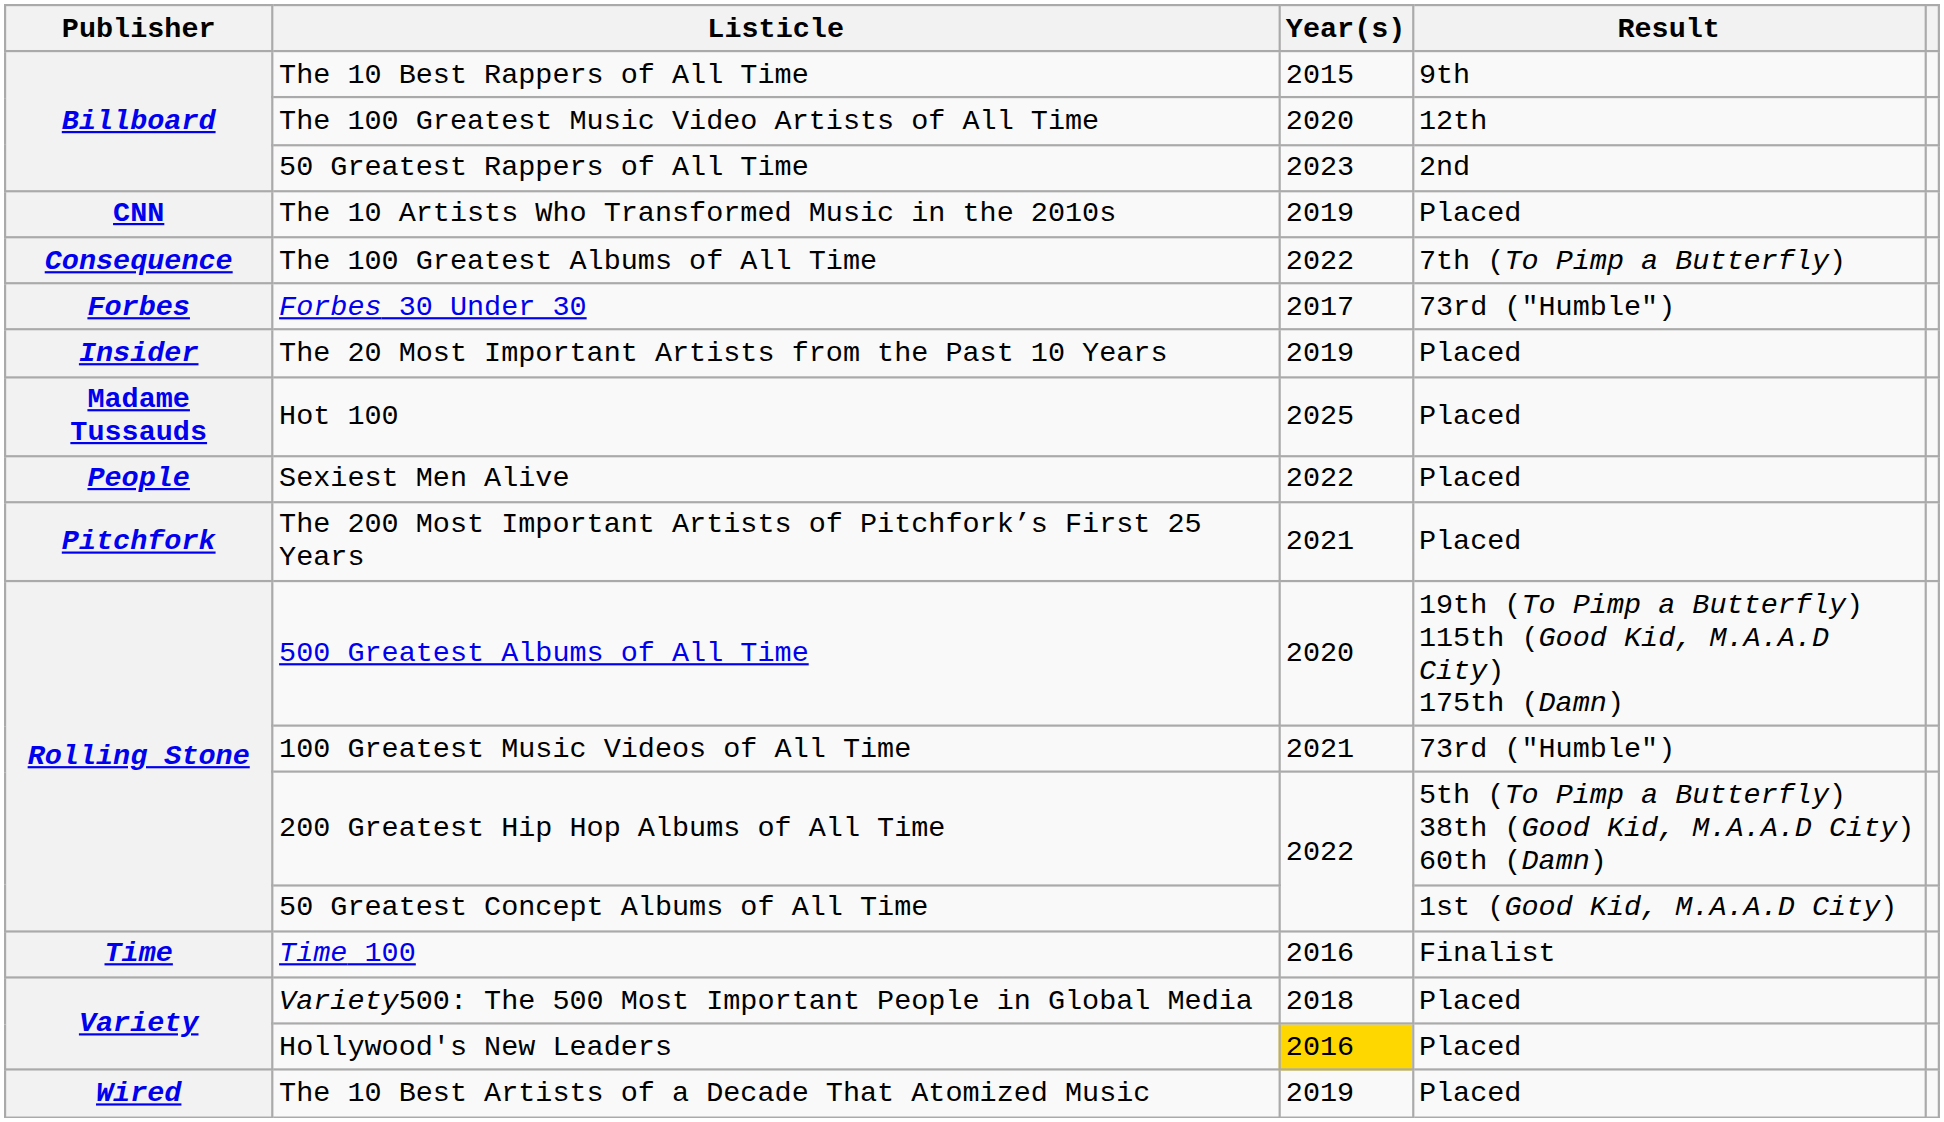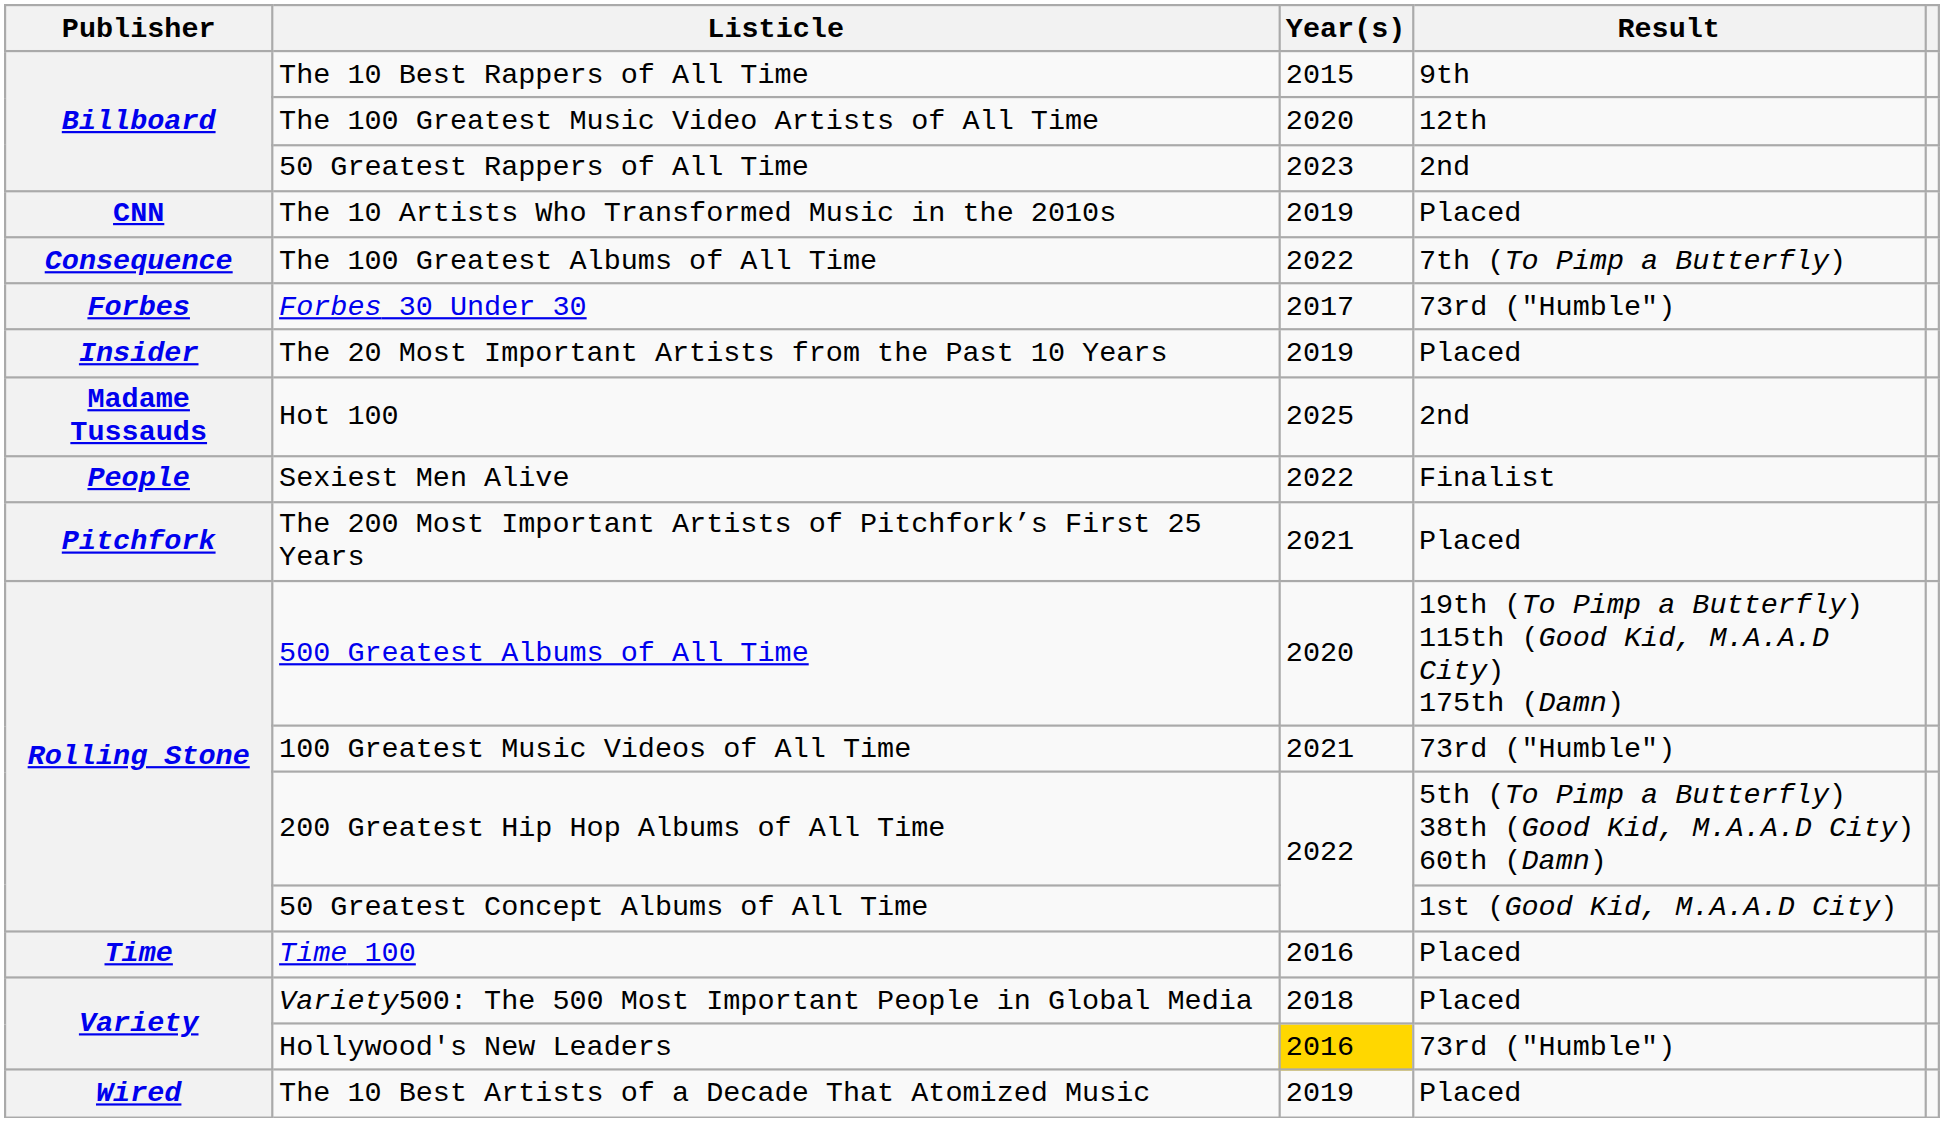(1470, 416) Placed -> (1445, 416) 2nd
(1470, 479) Placed -> (1487, 479) Finalist
(1487, 954) Finalist -> (1470, 954) Placed
(1470, 1047) Placed -> (1547, 1047) 73rd ("Humble")
